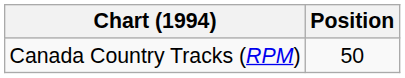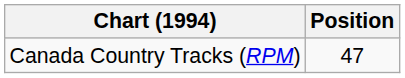(352, 55) 50 -> (352, 55) 47
